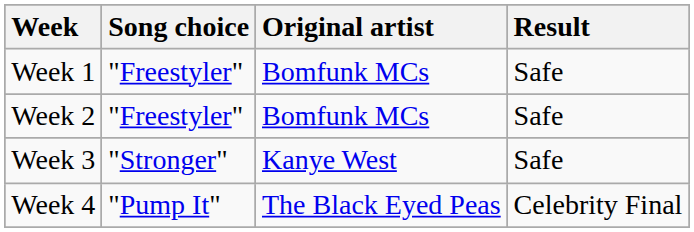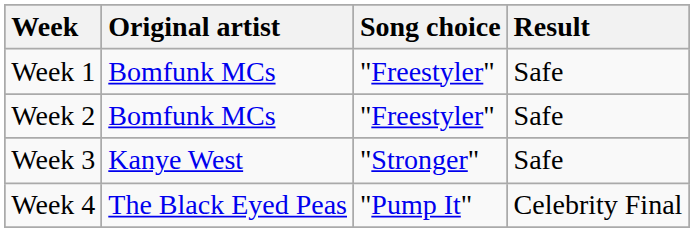columns swapped: (179, 26) <-> (348, 26)
